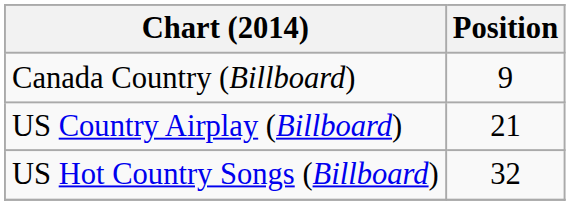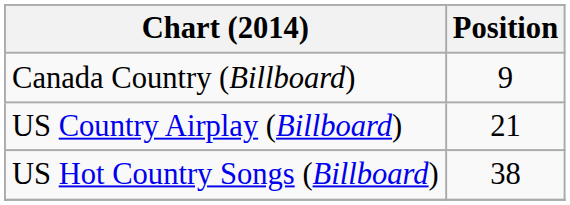(505, 174) 32 -> (505, 174) 38
